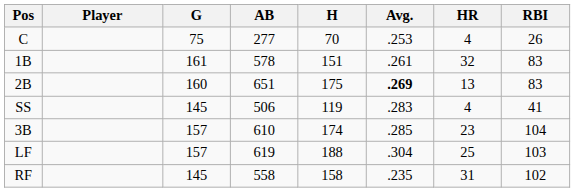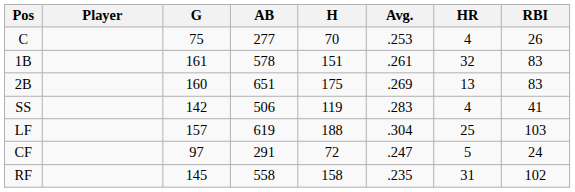(400, 84) bold -> (400, 84) normal
(196, 107) 145 -> (196, 107) 142
- row: (23, 130)
+ row: (23, 152)
